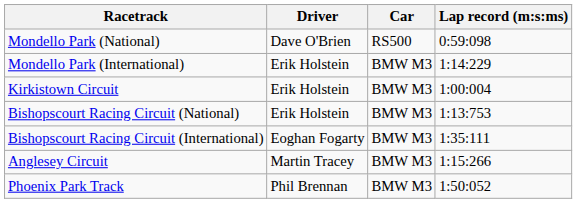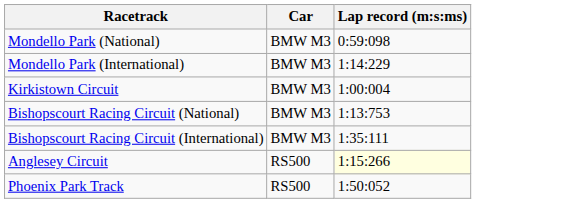- column: (318, 17)
(391, 41) RS500 -> (301, 41) BMW M3
(402, 162) BMW M3 -> (290, 162) RS500
(465, 162) no background -> (364, 162) lightyellow background
(402, 186) BMW M3 -> (290, 186) RS500
